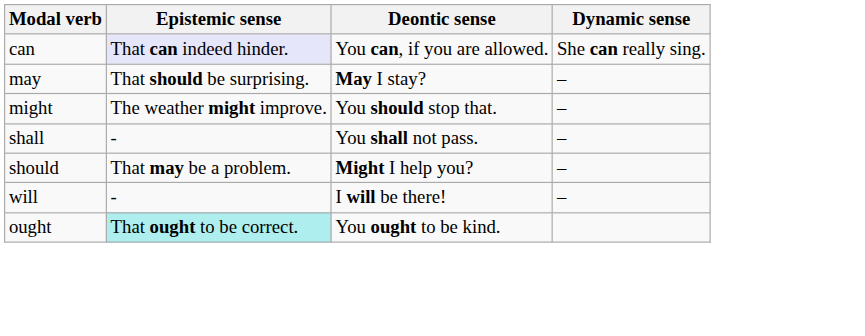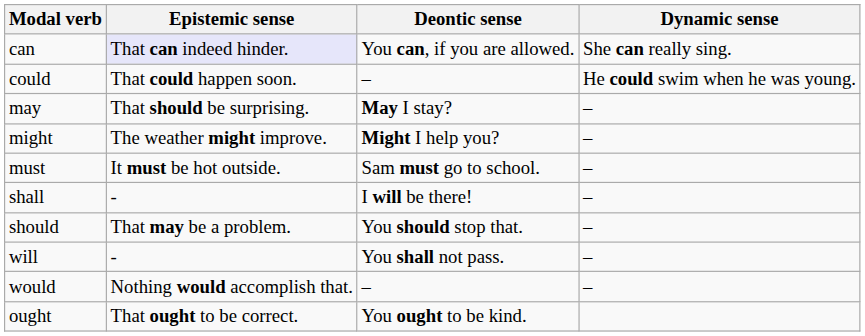+ row: (30, 78)
(416, 108) You should stop that. -> (430, 138) Might I help you?
+ row: (27, 167)
(407, 138) You shall not pass. -> (417, 197) I will be there!
(404, 167) Might I help you? -> (442, 227) You should stop that.
(391, 197) I will be there! -> (433, 256) You shall not pass.
+ row: (32, 286)
(204, 227) paleturquoise background -> (204, 316) no background
